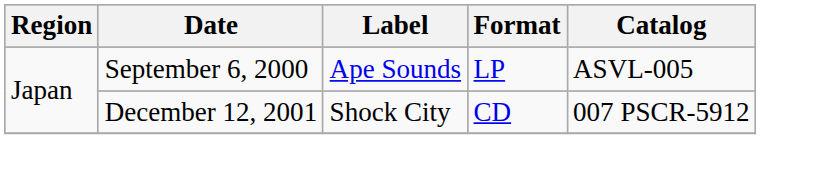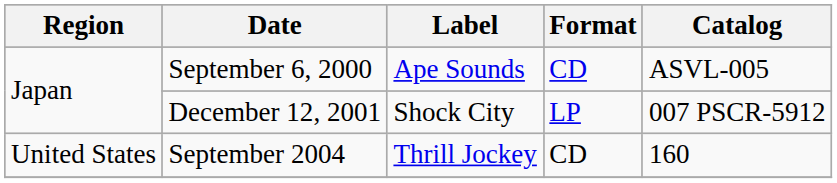(489, 68) LP -> (568, 68) CD
(492, 111) CD -> (565, 111) LP
+ row: (257, 154)
